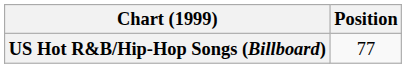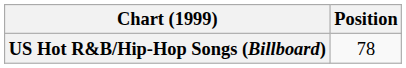(366, 48) 77 -> (366, 48) 78
